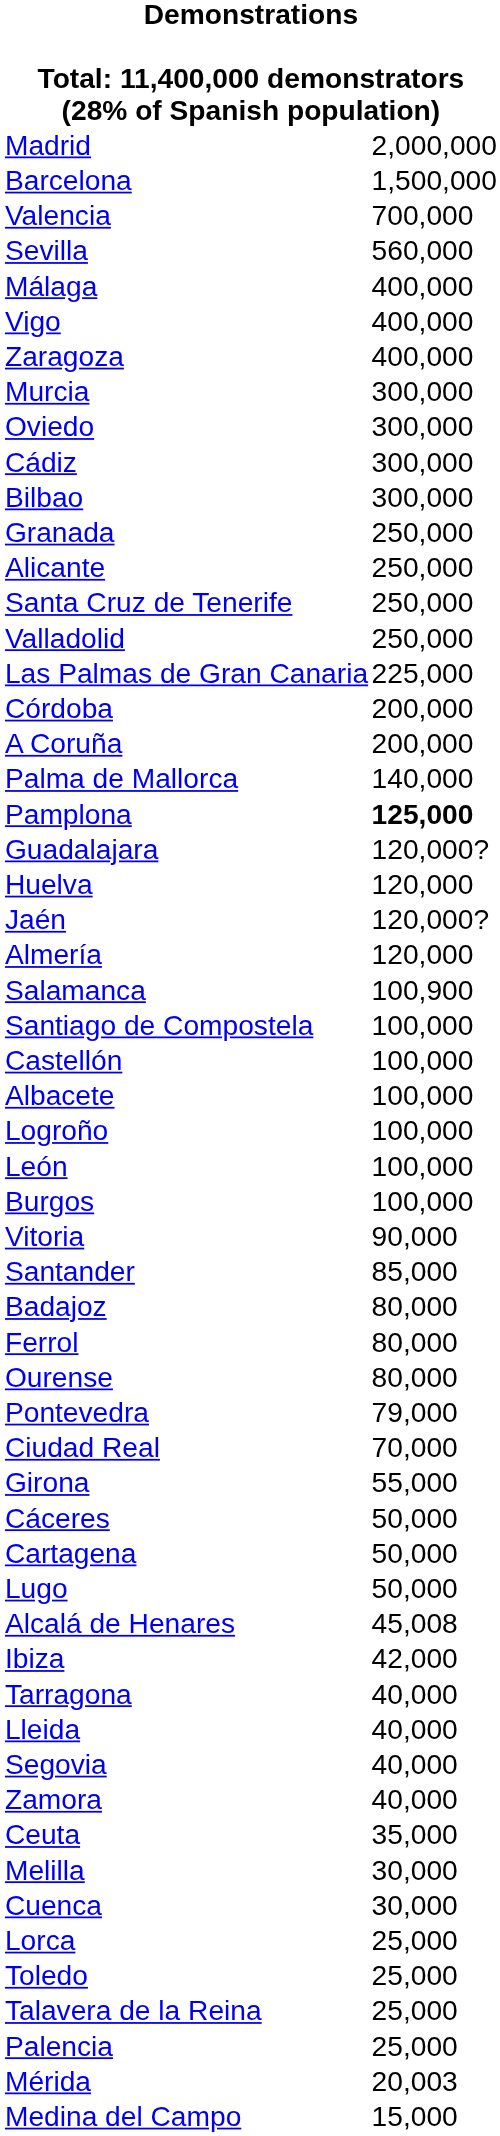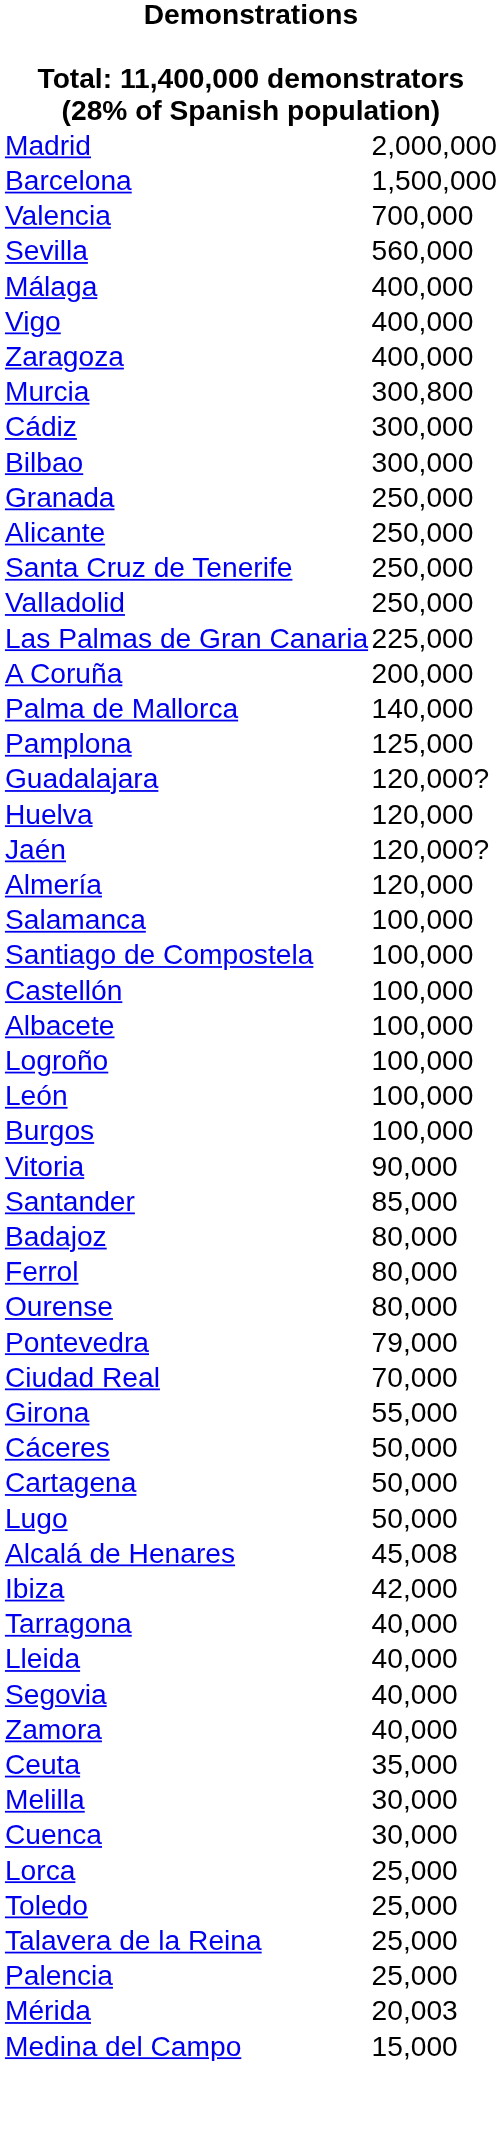(422, 391) 300,000 -> (422, 391) 300,800
- row: (50, 427)
- row: (59, 708)
(422, 814) bold -> (422, 743) normal
(422, 990) 100,900 -> (422, 919) 100,000
